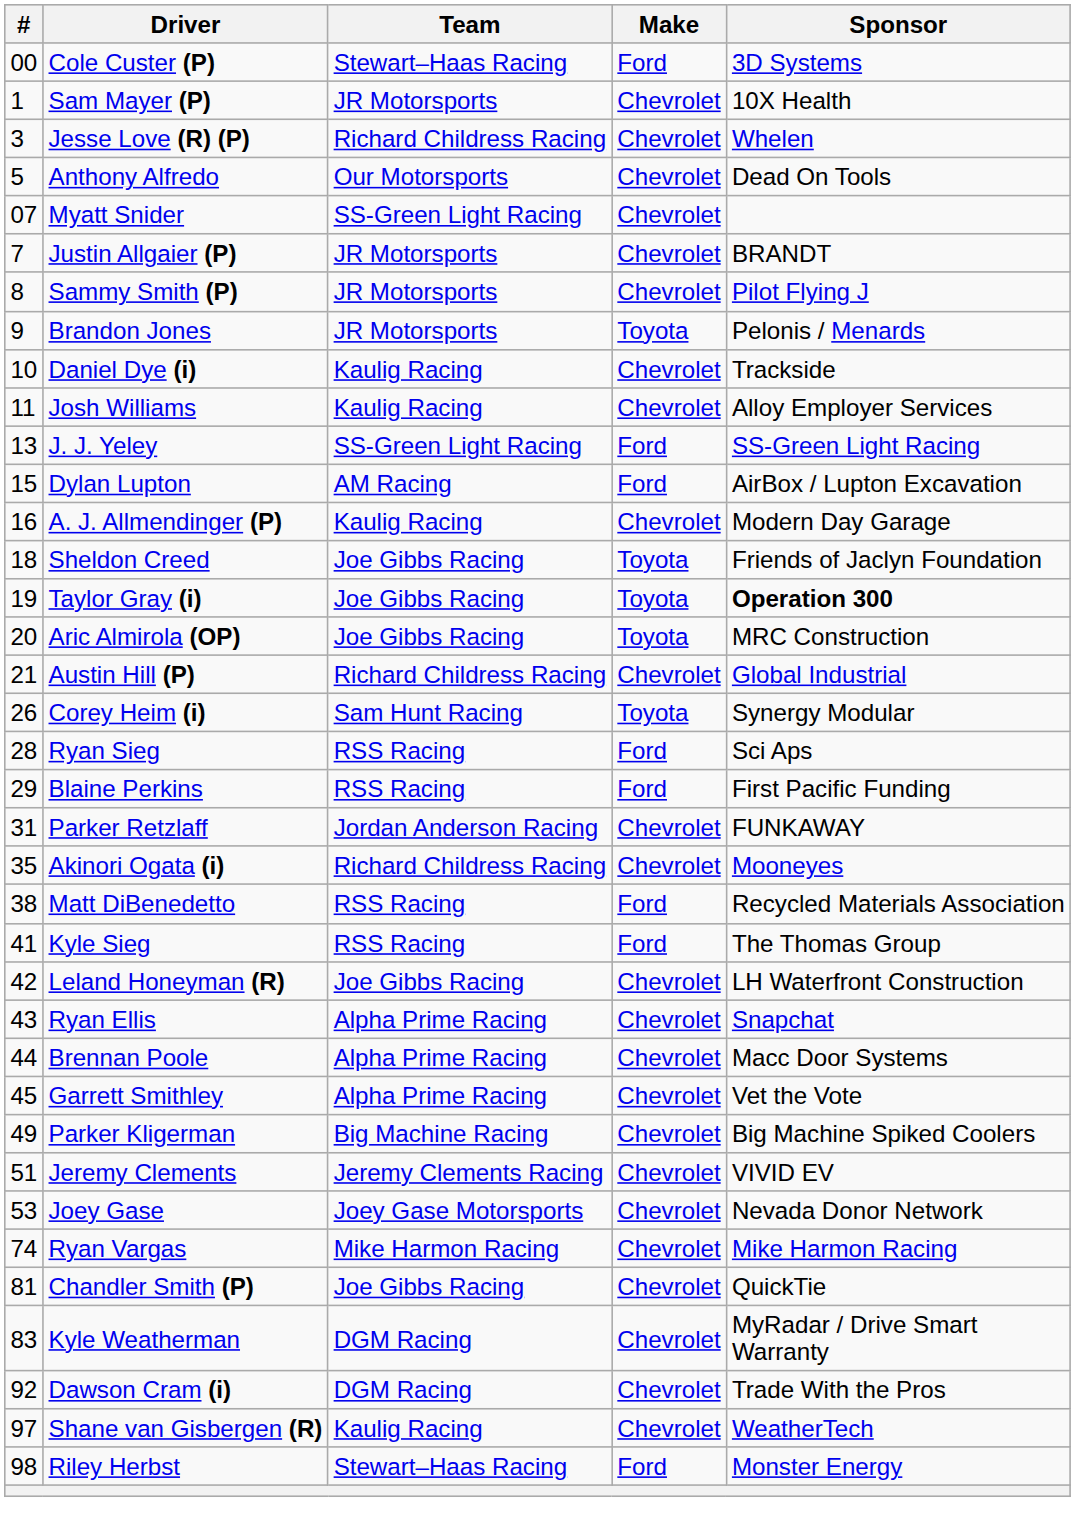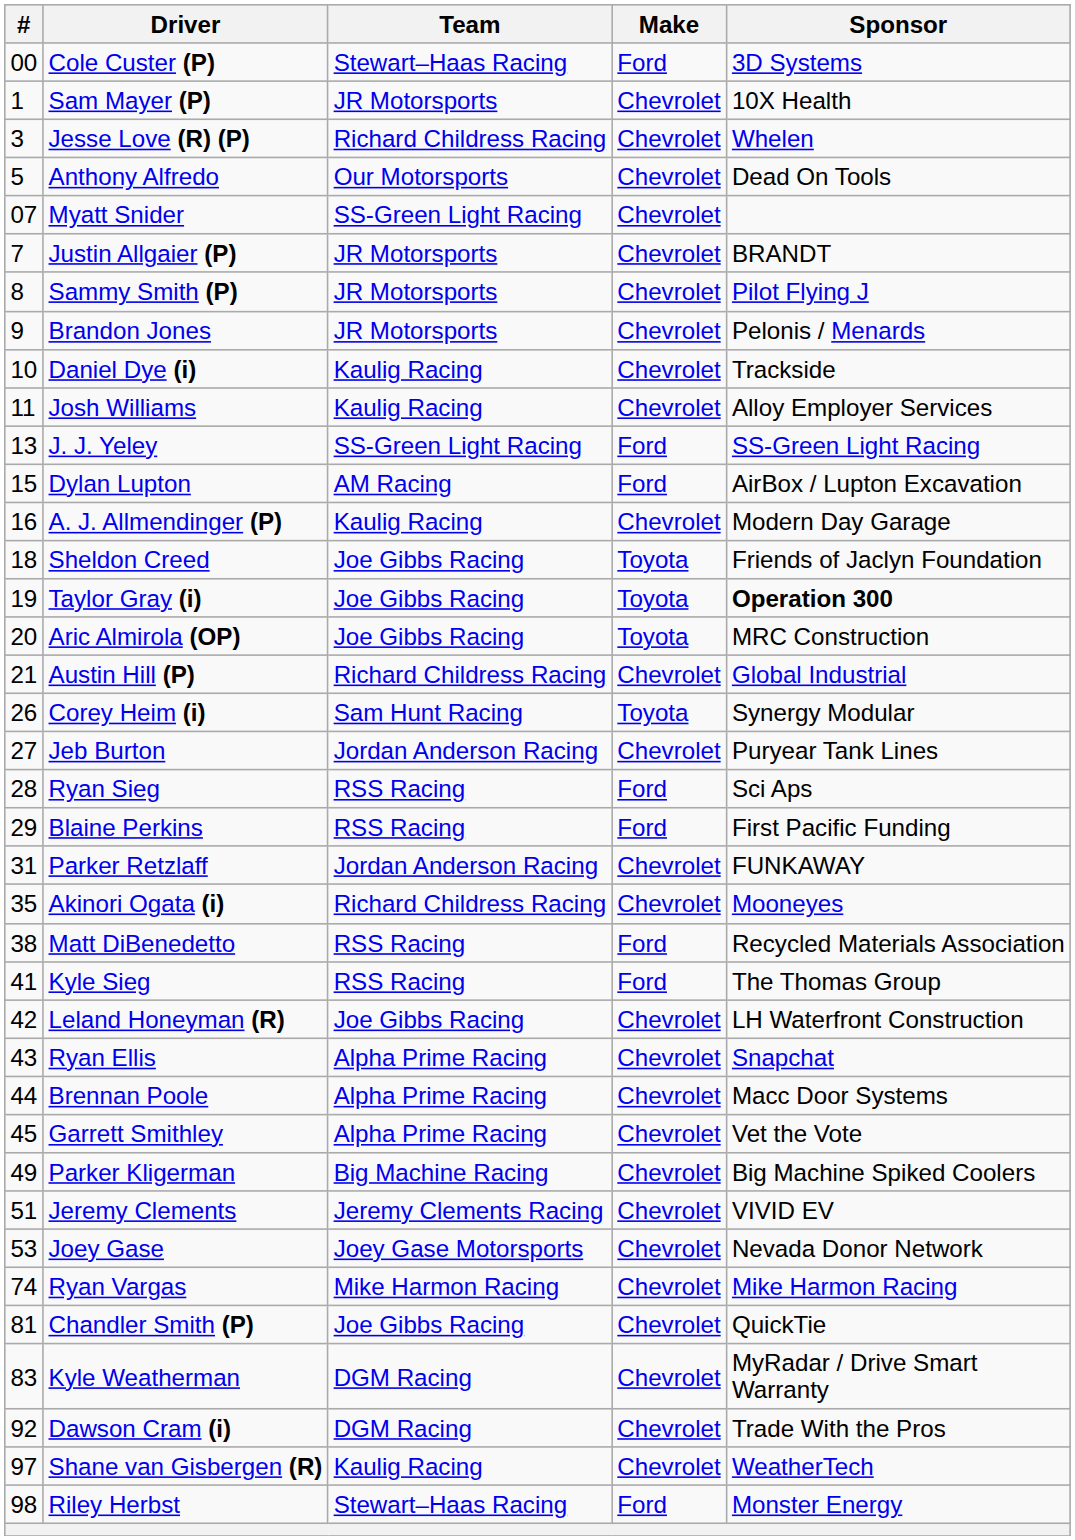(653, 330) Toyota -> (669, 330) Chevrolet
+ row: (107, 751)
